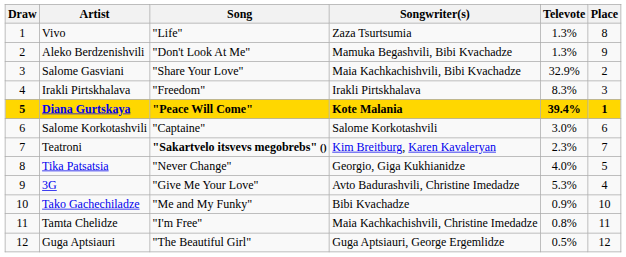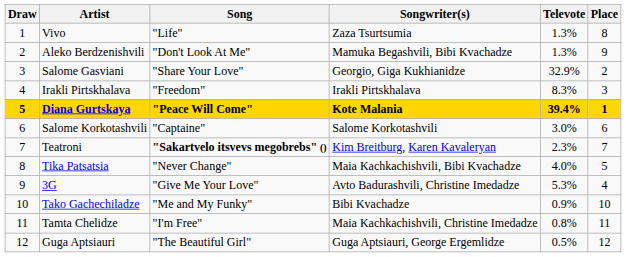(427, 71) Maia Kachkachishvili, Bibi Kvachadze -> (399, 71) Georgio, Giga Kukhianidze
(399, 166) Georgio, Giga Kukhianidze -> (427, 166) Maia Kachkachishvili, Bibi Kvachadze
